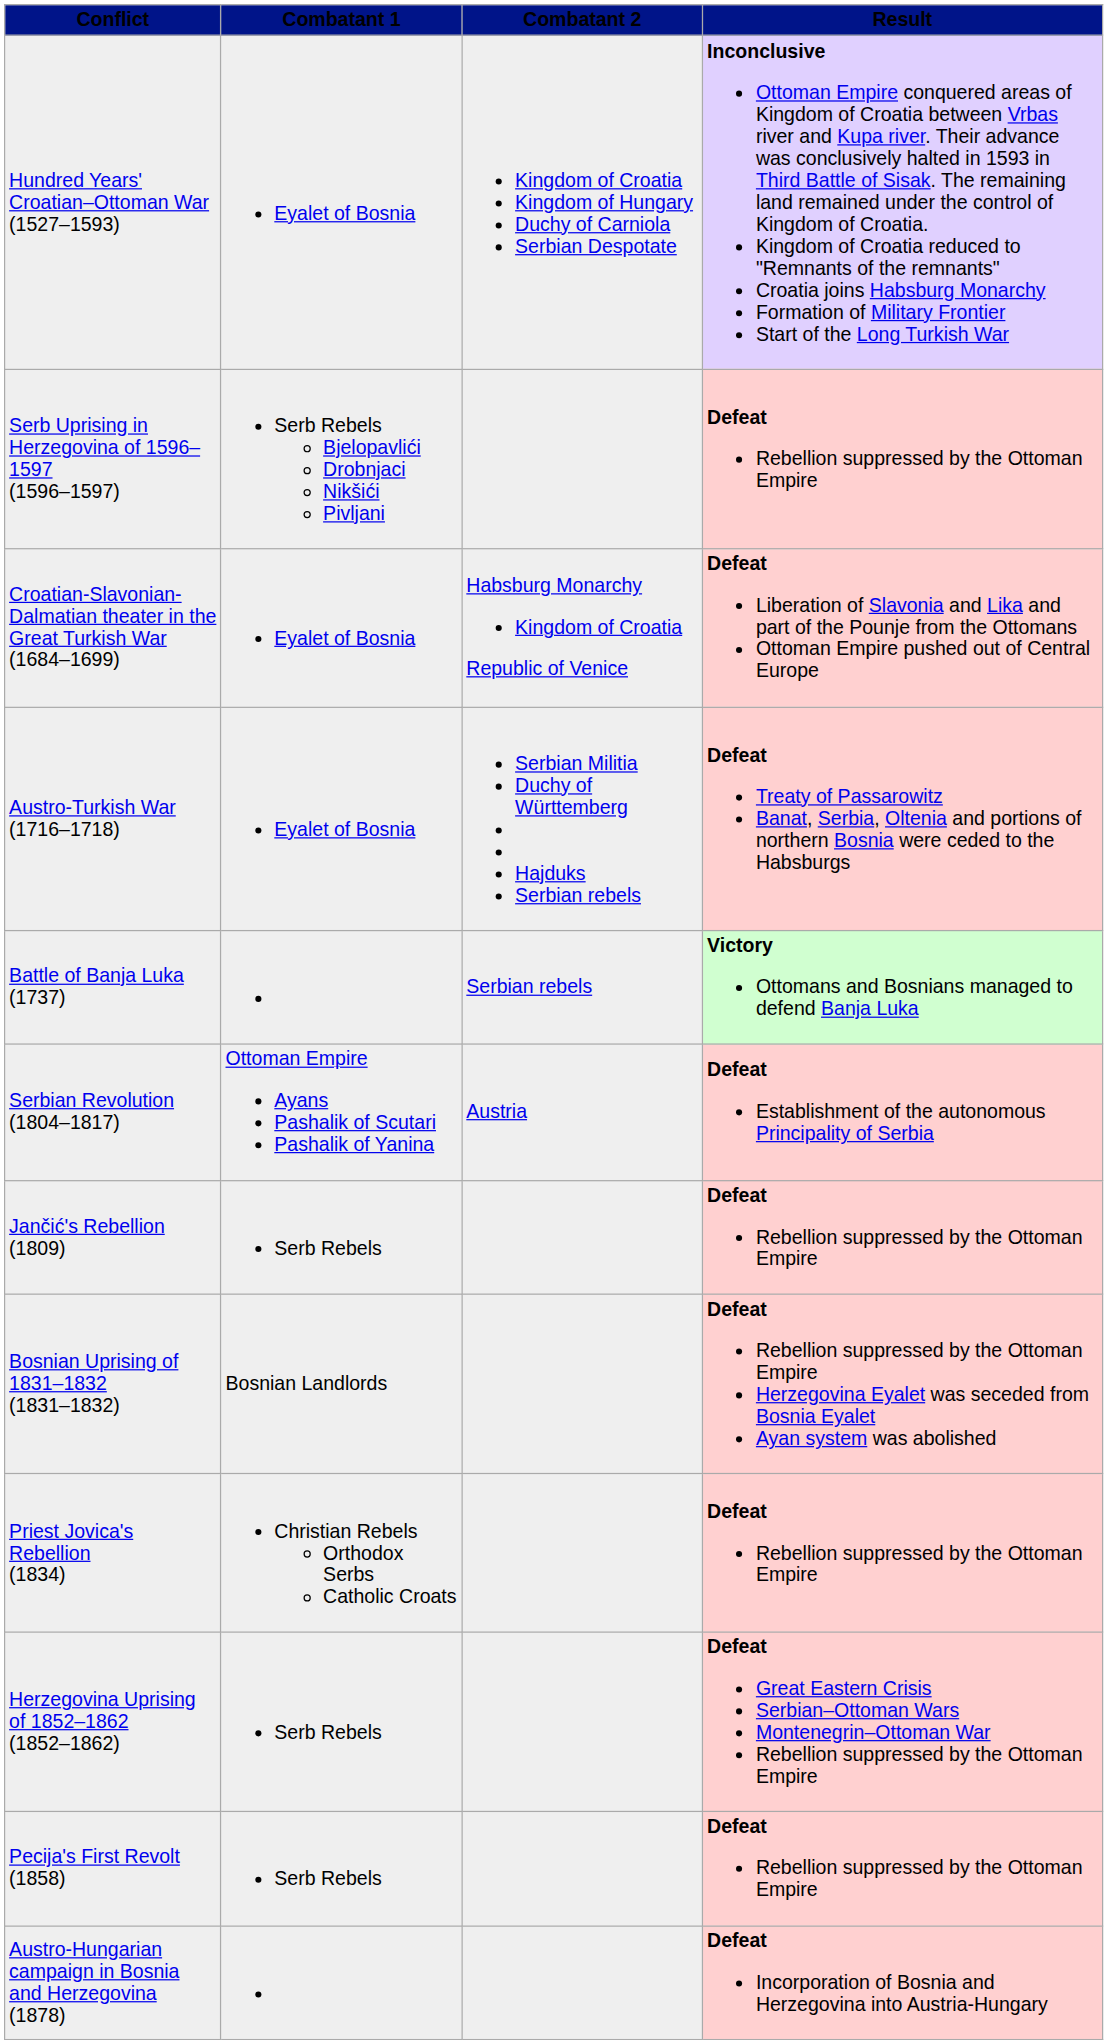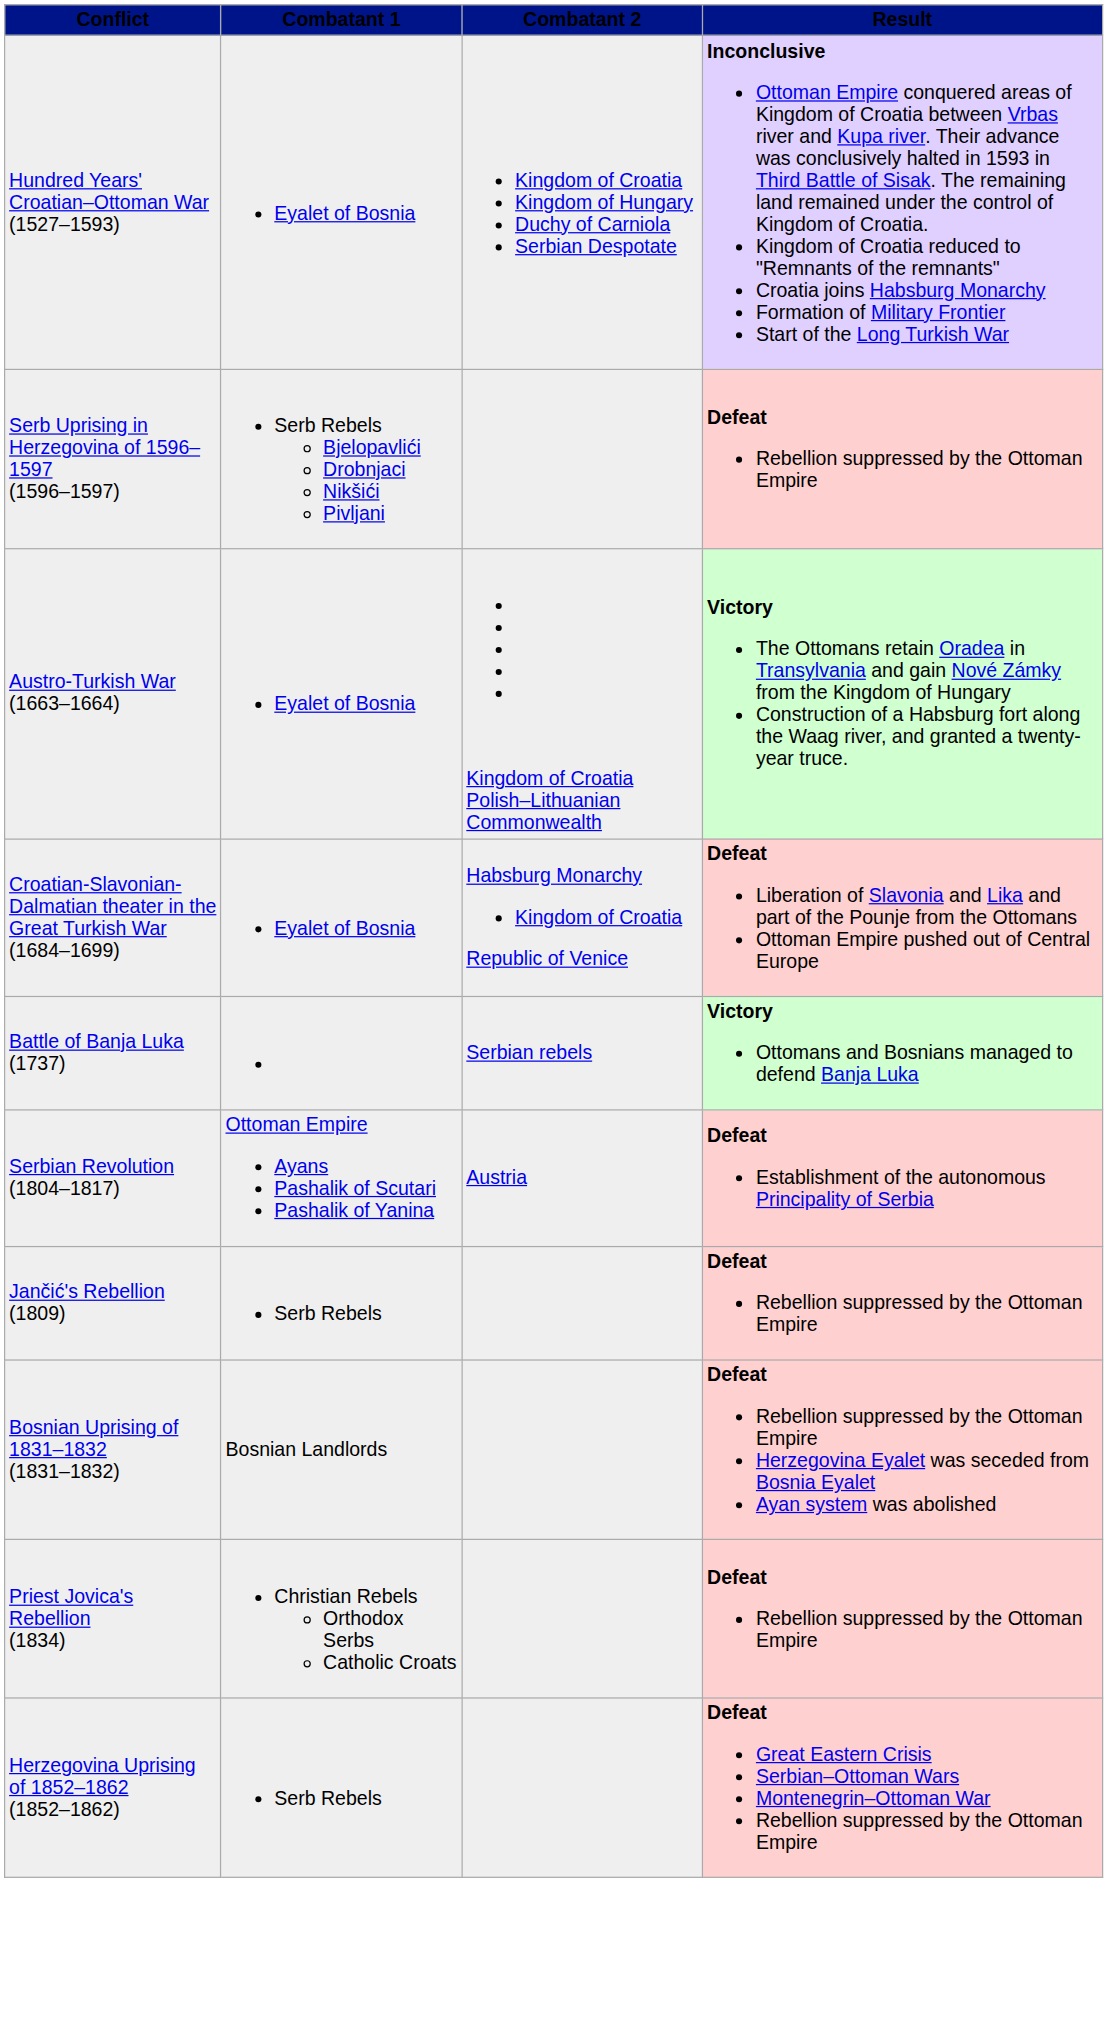+ row: (92, 693)
- row: (92, 818)
- row: (94, 1868)
- row: (94, 1982)
